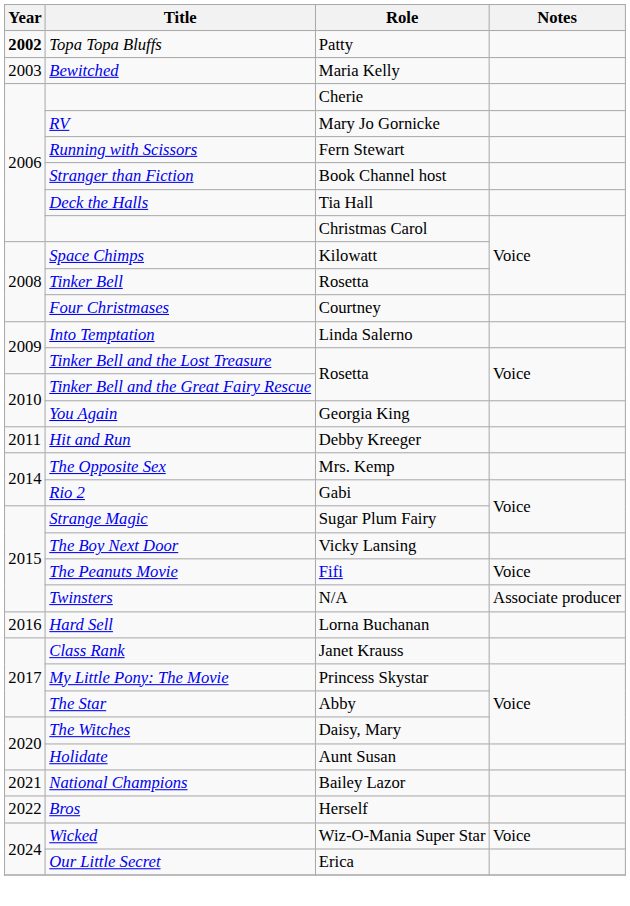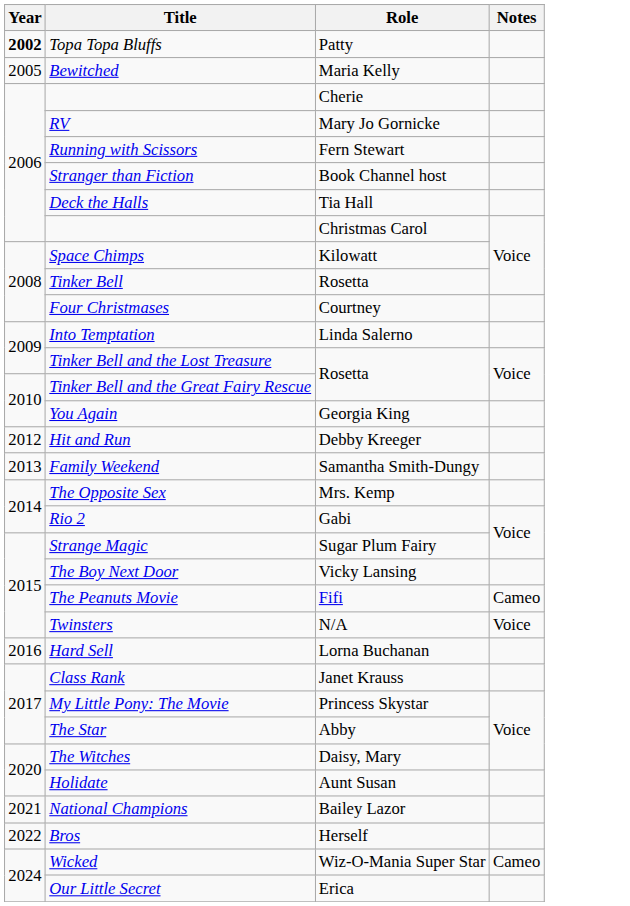(25, 70) 2003 -> (25, 70) 2005
(25, 439) 2011 -> (25, 439) 2012
+ row: (104, 466)
(512, 571) Voice -> (517, 598) Cameo
(557, 598) Associate producer -> (512, 624) Voice
(512, 835) Voice -> (517, 862) Cameo
